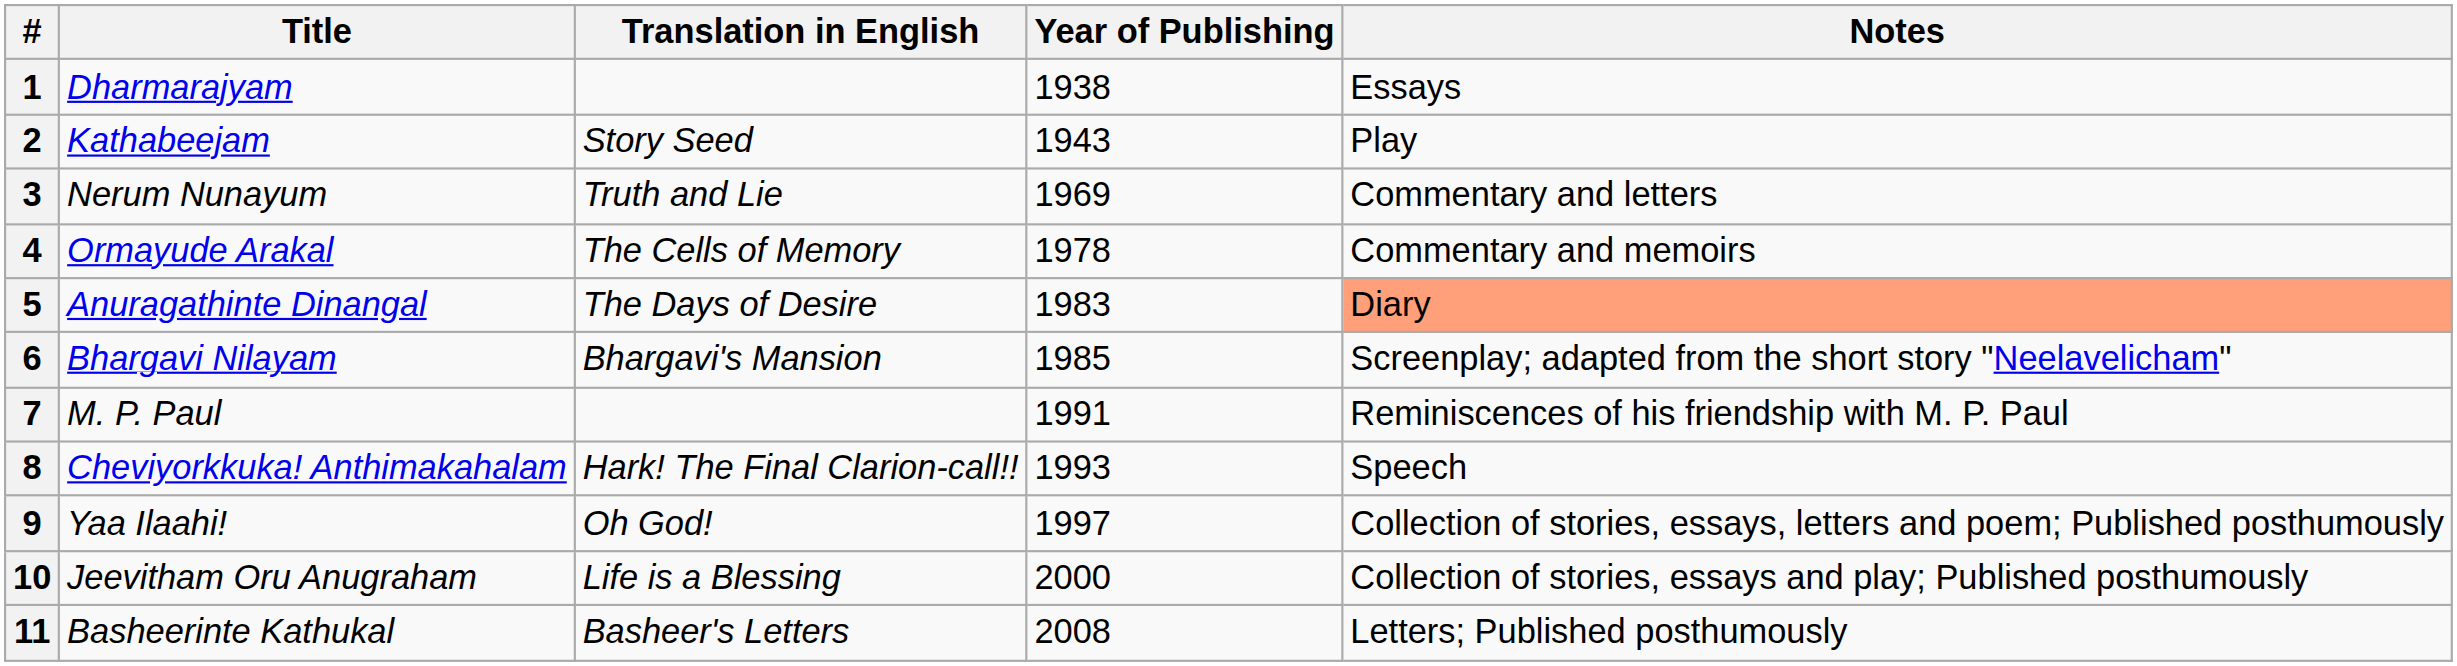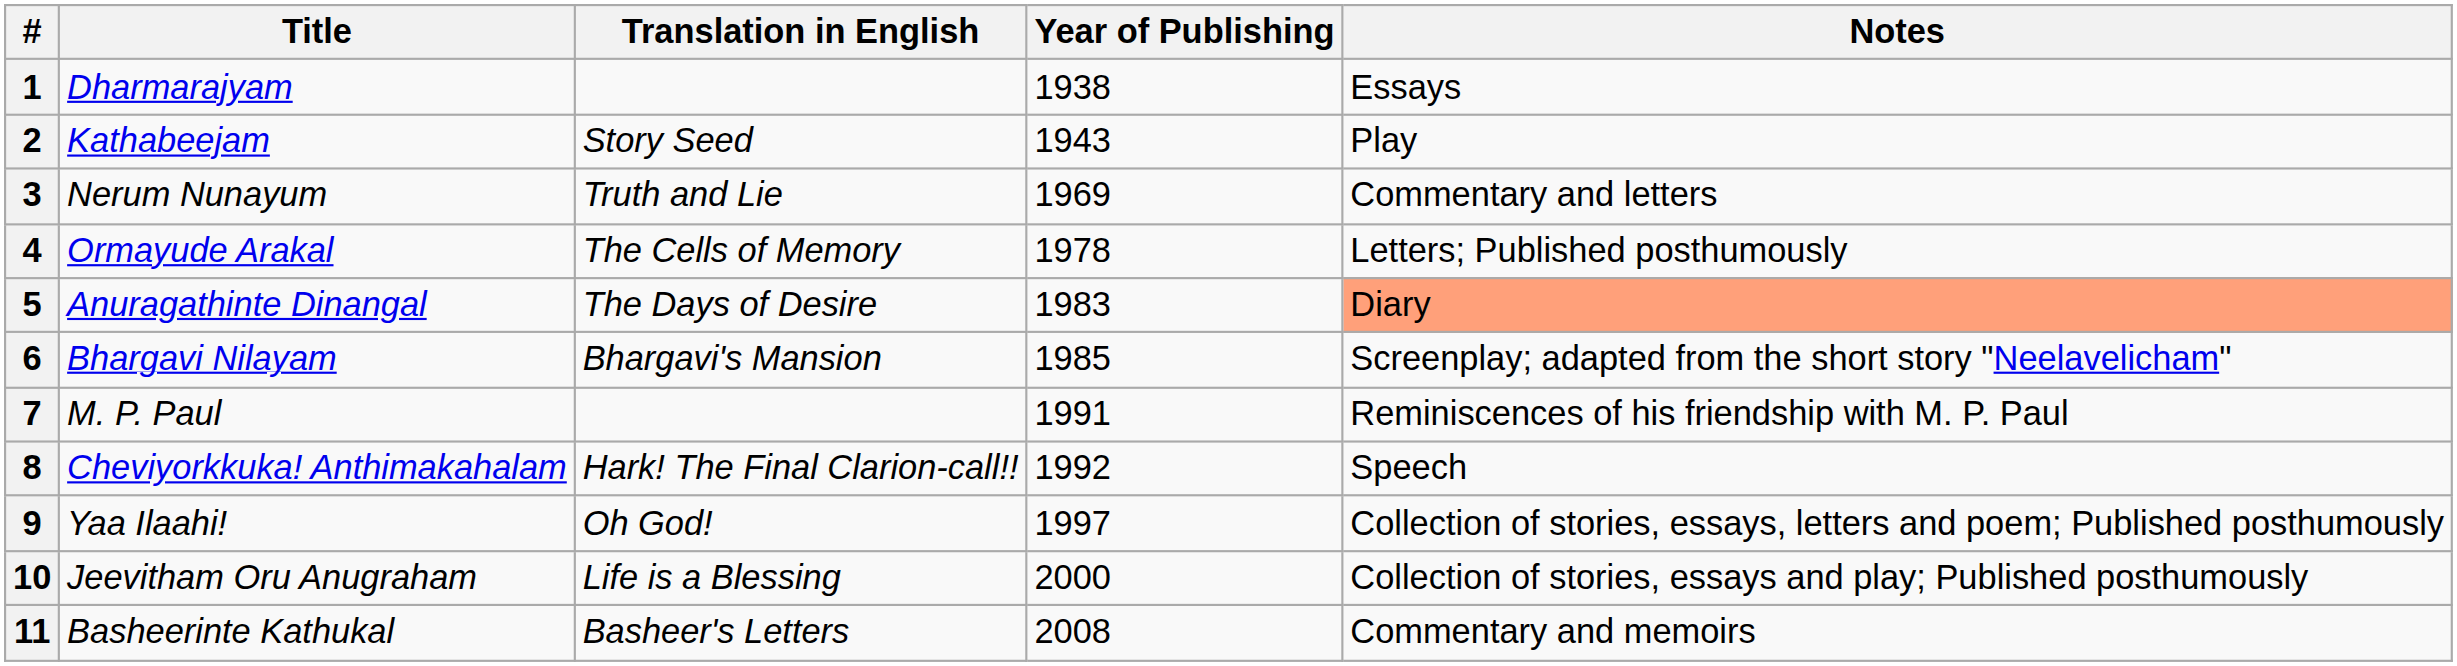(1553, 250) Commentary and memoirs -> (1599, 250) Letters; Published posthumously
(1073, 468) 1993 -> (1073, 468) 1992
(1599, 631) Letters; Published posthumously -> (1553, 631) Commentary and memoirs
